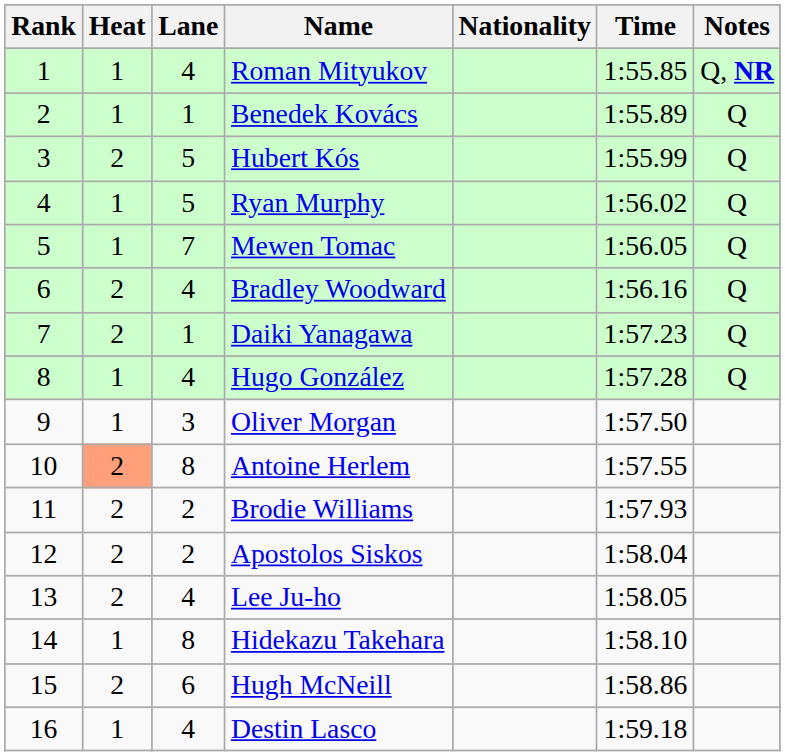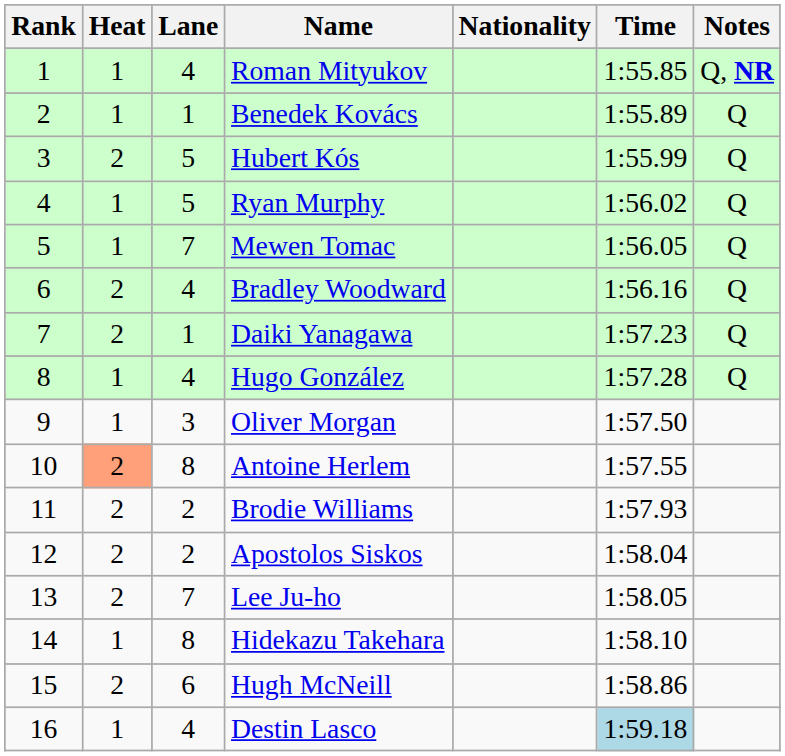(188, 597) 4 -> (188, 597) 7
(646, 728) no background -> (646, 728) lightblue background
